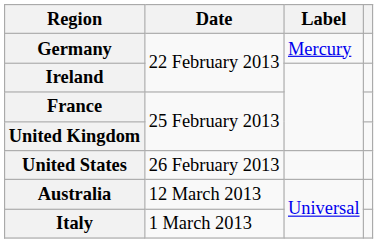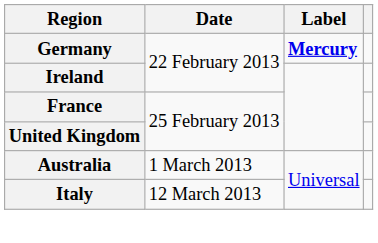(320, 48) normal -> (323, 48) bold
- row: (75, 164)
(205, 194) 12 March 2013 -> (200, 164) 1 March 2013
(200, 223) 1 March 2013 -> (205, 194) 12 March 2013
